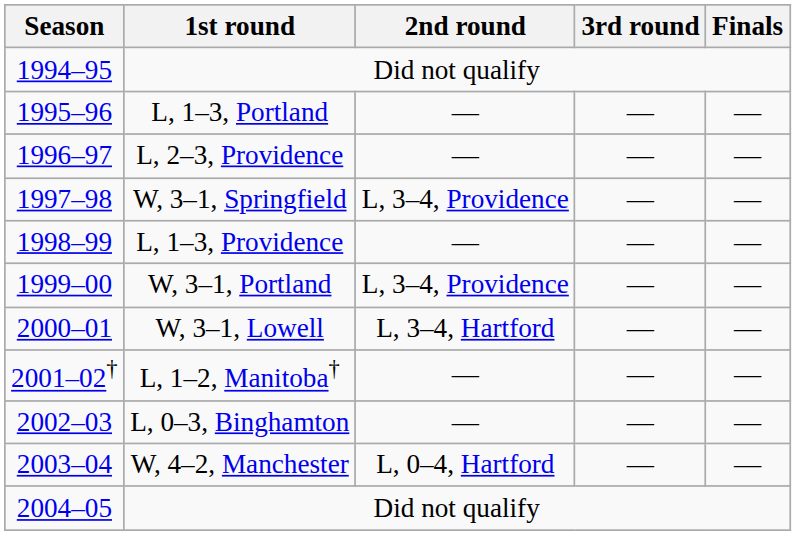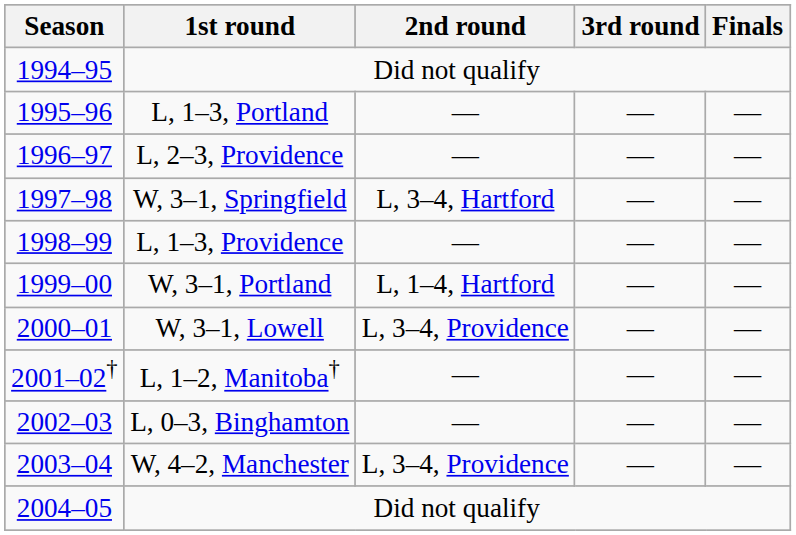(465, 198) L, 3–4, Providence -> (465, 198) L, 3–4, Hartford
(465, 284) L, 3–4, Providence -> (465, 284) L, 1–4, Hartford
(465, 328) L, 3–4, Hartford -> (465, 328) L, 3–4, Providence
(465, 464) L, 0–4, Hartford -> (465, 464) L, 3–4, Providence
